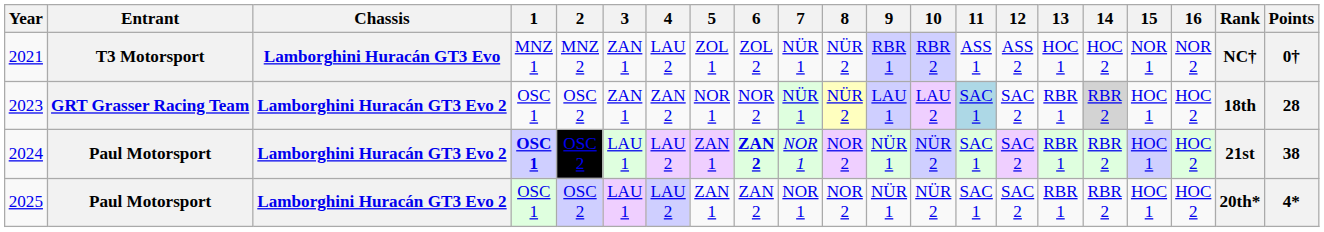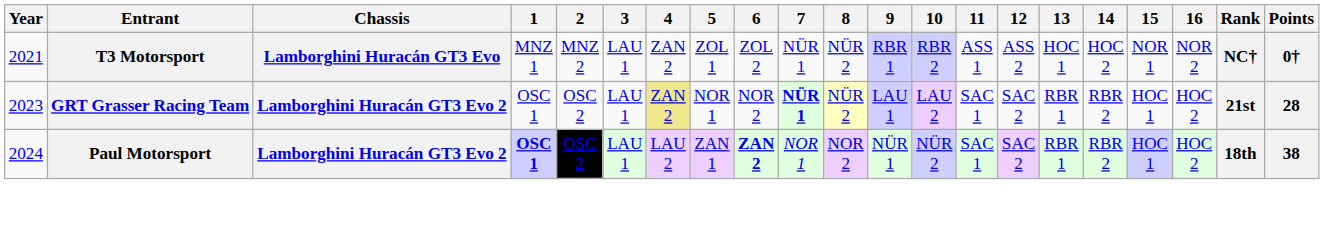(625, 56) ZAN 1 -> (625, 56) LAU 1
(668, 56) LAU 2 -> (668, 56) ZAN 2
(625, 105) ZAN 1 -> (625, 105) LAU 1
(668, 105) no background -> (668, 105) khaki background
(800, 105) normal -> (801, 105) bold
(976, 105) lightblue background -> (977, 105) no background
(1105, 105) lightgrey background -> (1106, 105) no background
(1240, 105) 18th -> (1240, 105) 21st
(1240, 153) 21st -> (1240, 153) 18th
- row: (26, 201)
